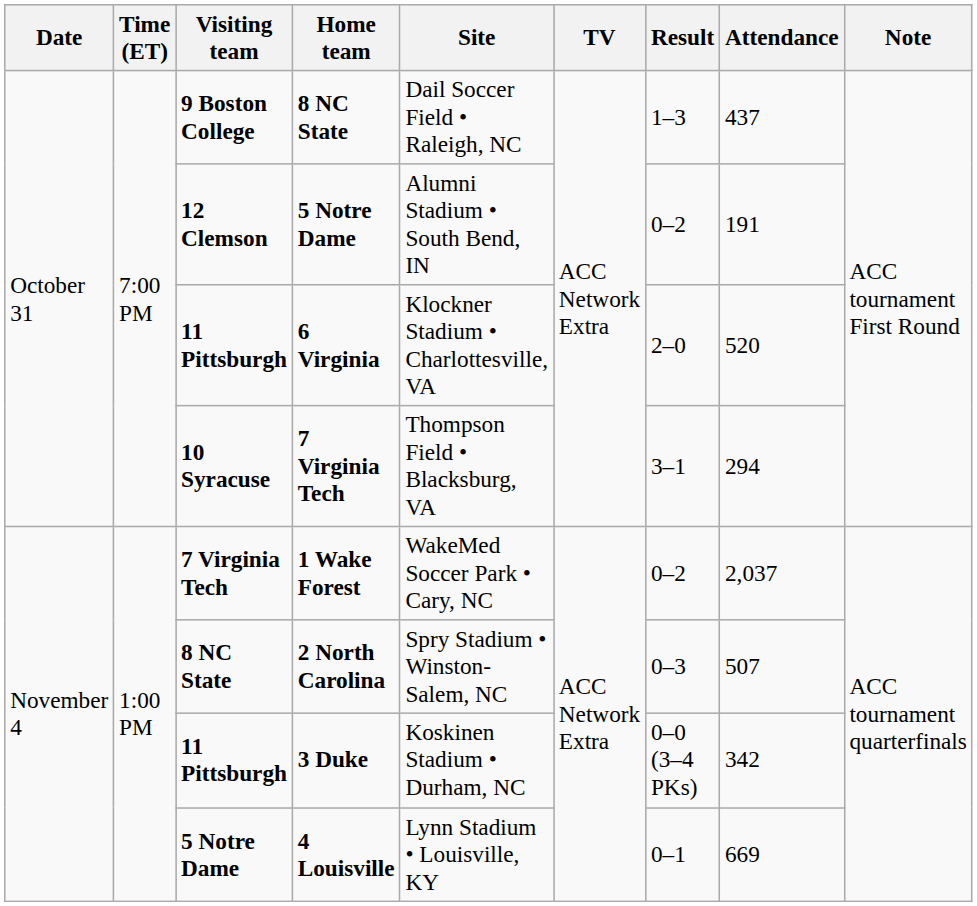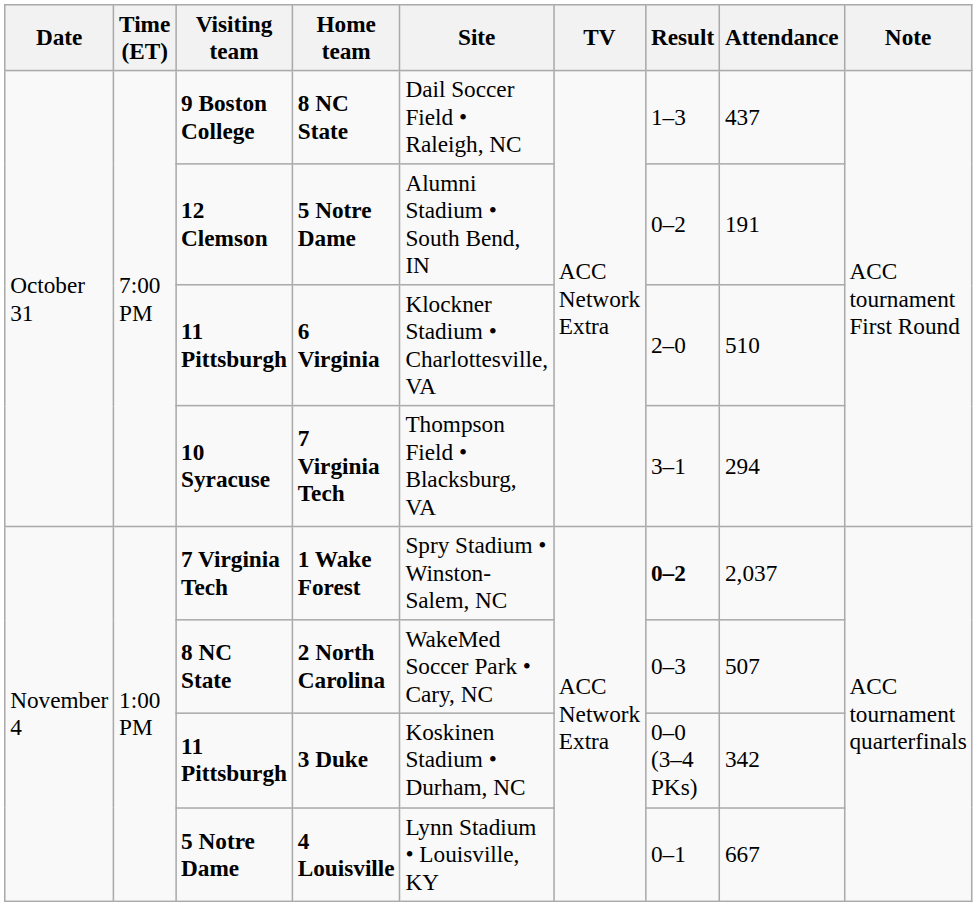(742, 345) 520 -> (742, 345) 510
(468, 573) WakeMed Soccer Park • Cary, NC -> (476, 573) Spry Stadium • Winston-Salem, NC
(668, 573) normal -> (668, 573) bold
(476, 667) Spry Stadium • Winston-Salem, NC -> (468, 667) WakeMed Soccer Park • Cary, NC
(742, 853) 669 -> (742, 853) 667
